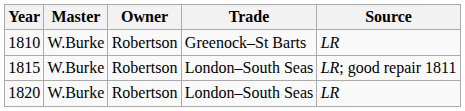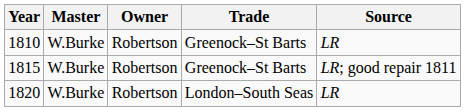(249, 67) London–South Seas -> (245, 67) Greenock–St Barts
